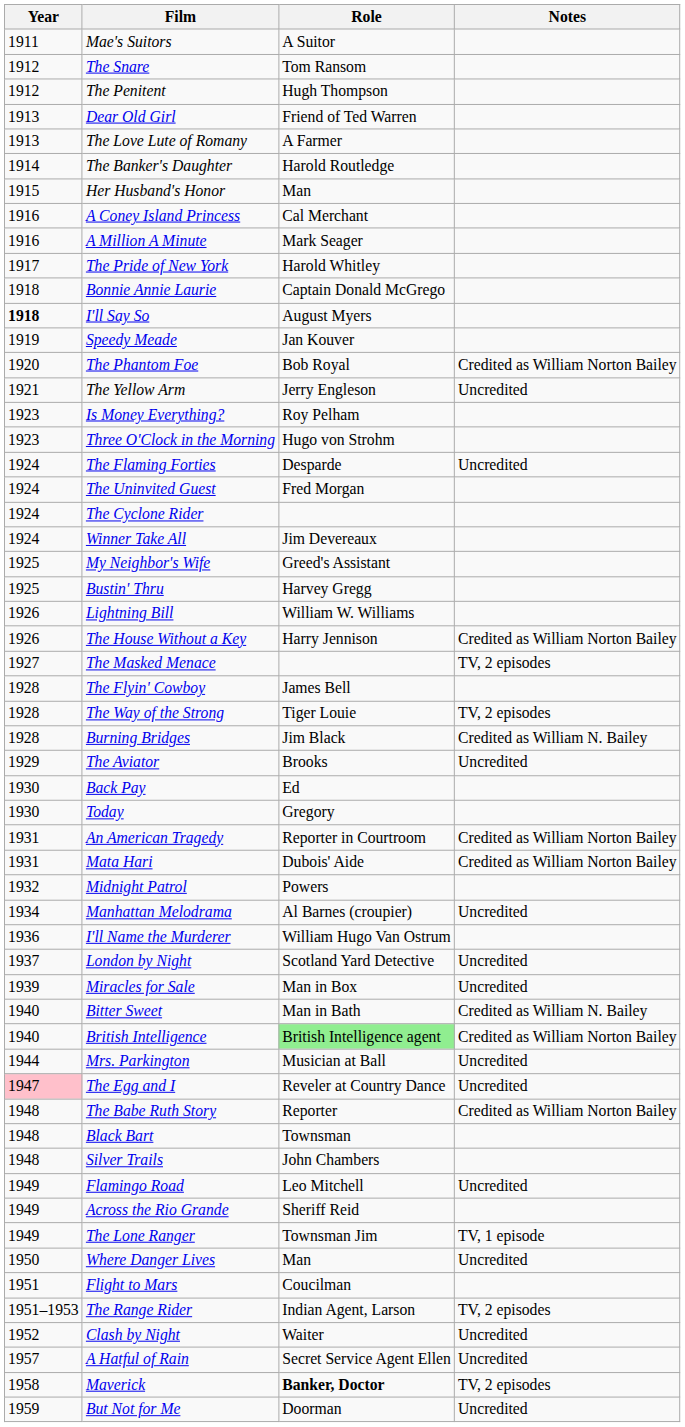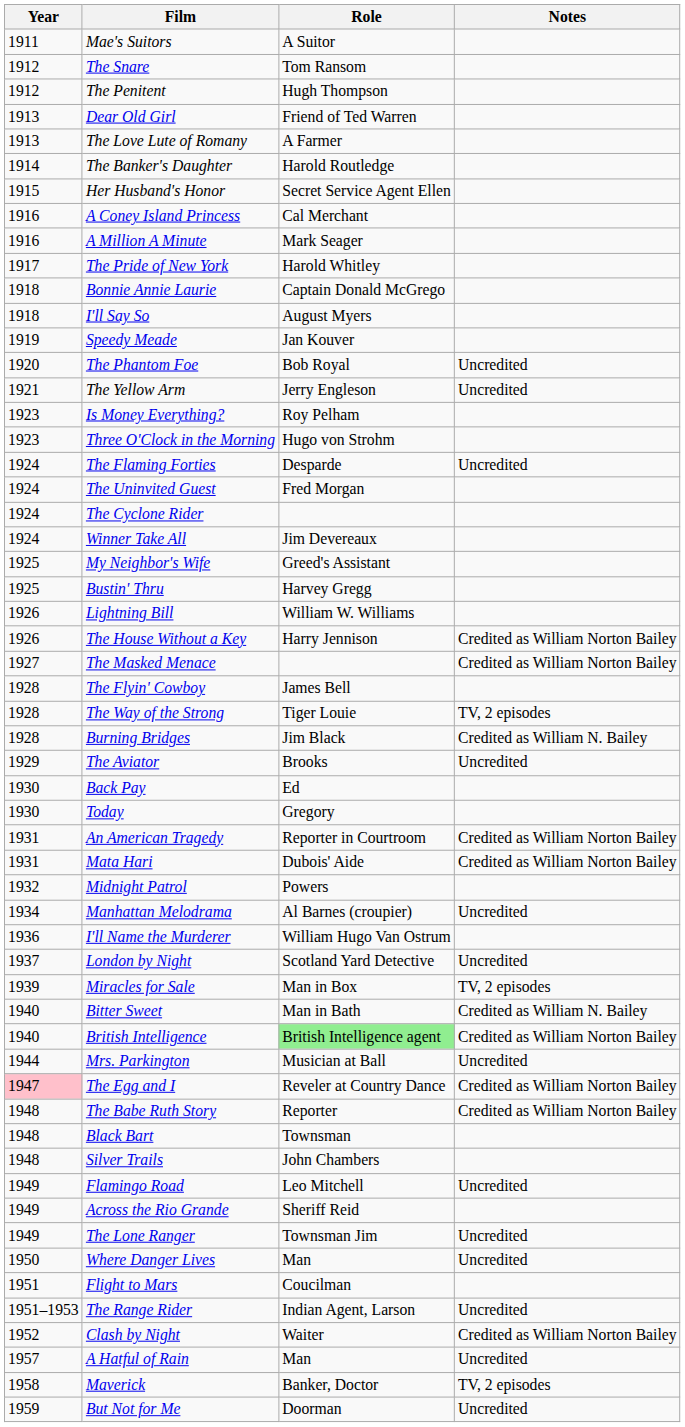(297, 191) Man -> (367, 191) Secret Service Agent Ellen
(24, 315) bold -> (24, 315) normal
(567, 365) Credited as William Norton Bailey -> (493, 365) Uncredited
(504, 663) TV, 2 episodes -> (567, 663) Credited as William Norton Bailey
(493, 986) Uncredited -> (504, 986) TV, 2 episodes
(493, 1086) Uncredited -> (567, 1086) Credited as William Norton Bailey
(501, 1235) TV, 1 episode -> (493, 1235) Uncredited
(504, 1310) TV, 2 episodes -> (493, 1310) Uncredited
(493, 1334) Uncredited -> (567, 1334) Credited as William Norton Bailey
(367, 1359) Secret Service Agent Ellen -> (297, 1359) Man
(333, 1384) bold -> (330, 1384) normal
